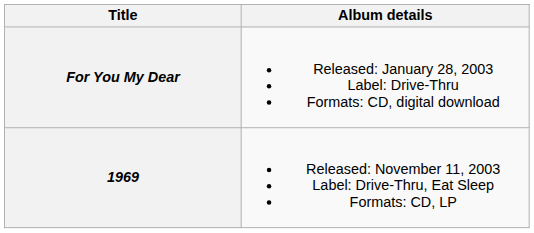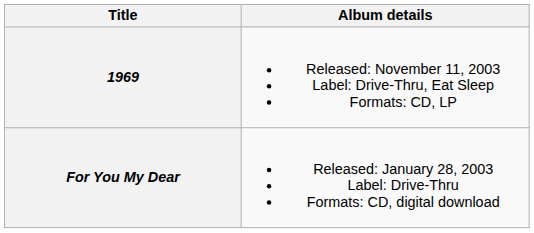rows swapped: (123, 77) <-> (123, 177)
